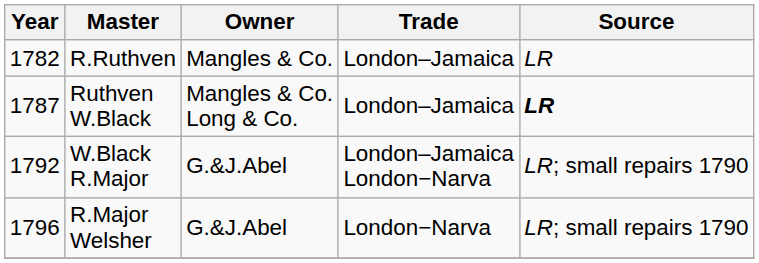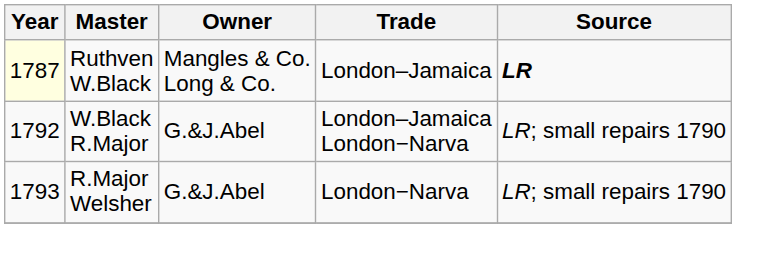- row: (123, 57)
(35, 105) no background -> (35, 70) lightyellow background
(35, 227) 1796 -> (35, 191) 1793
